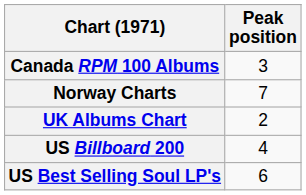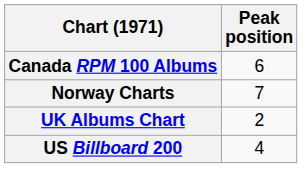(263, 65) 3 -> (259, 65) 6
- row: (115, 176)
